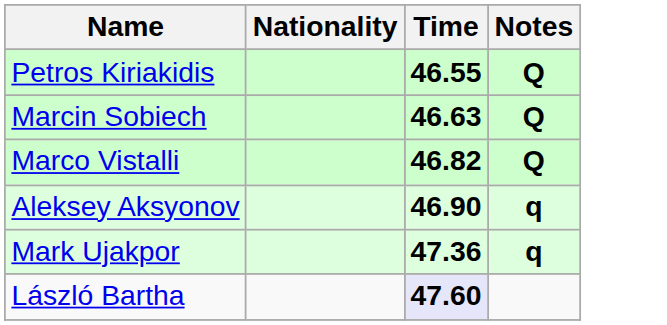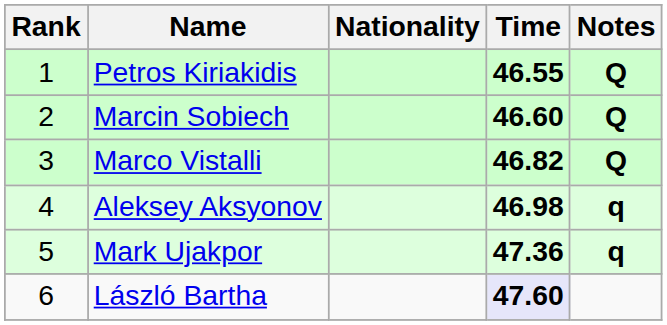+ column: (46, 26)
(446, 116) 46.63 -> (528, 116) 46.60
(446, 206) 46.90 -> (528, 206) 46.98
